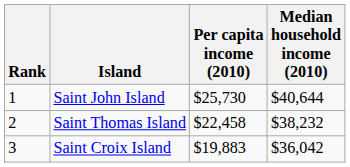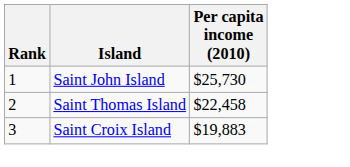- column: (306, 44)
